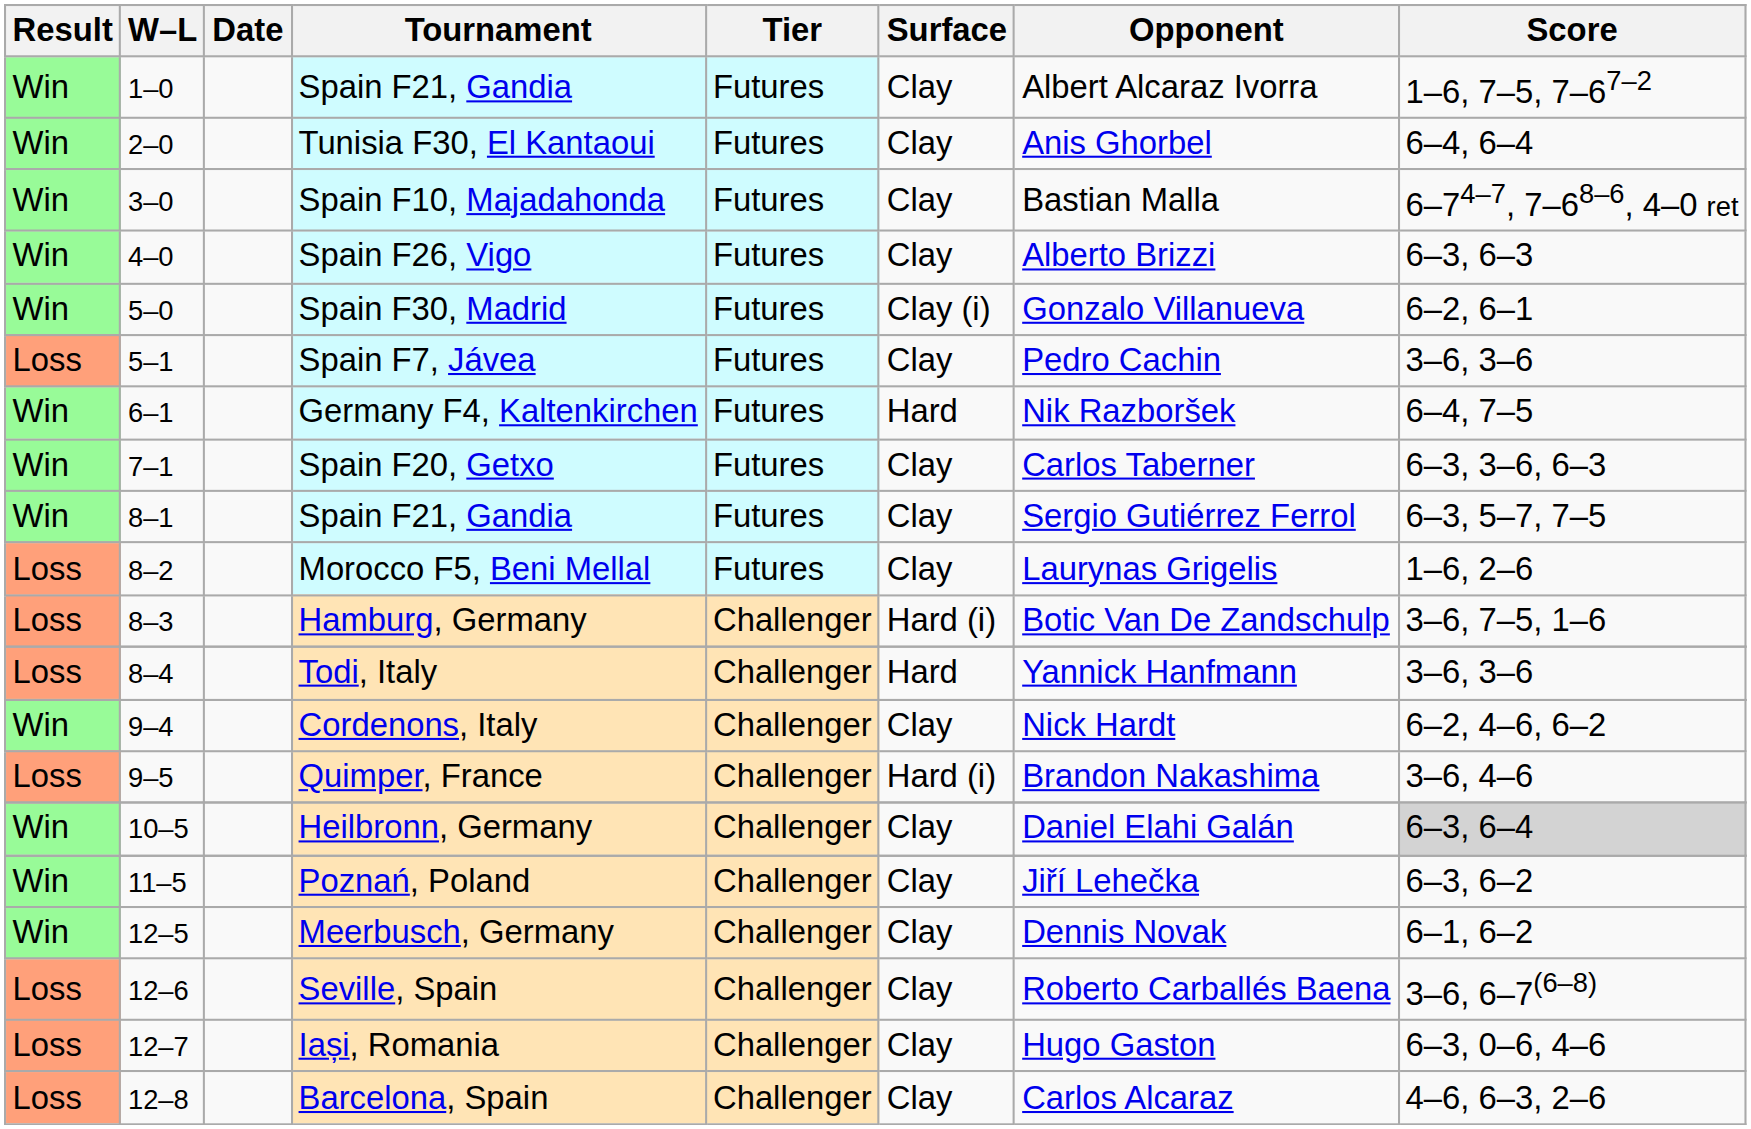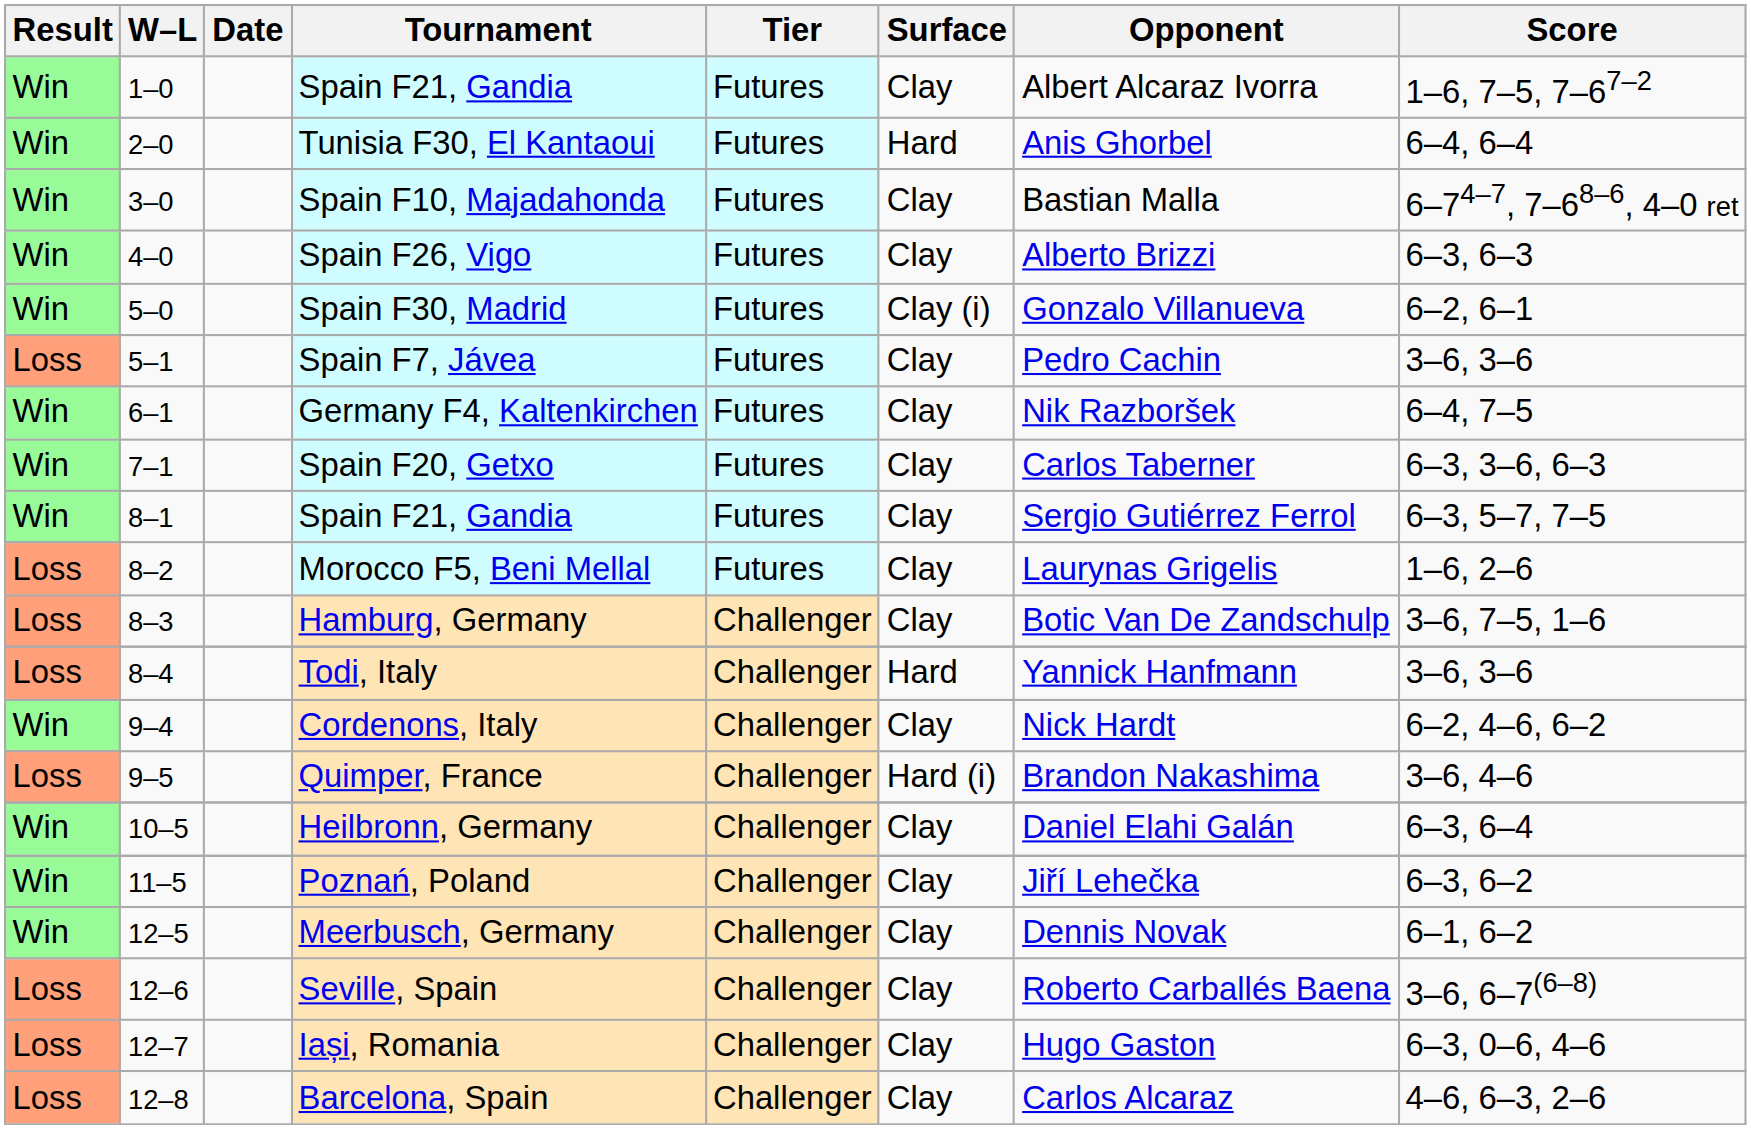(920, 143) Clay -> (922, 143) Hard
(922, 412) Hard -> (920, 412) Clay
(941, 620) Hard (i) -> (920, 620) Clay
(1469, 828) lightgrey background -> (1469, 828) no background
